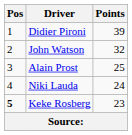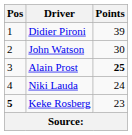(119, 49) 32 -> (119, 49) 30
(119, 67) normal -> (119, 67) bold
